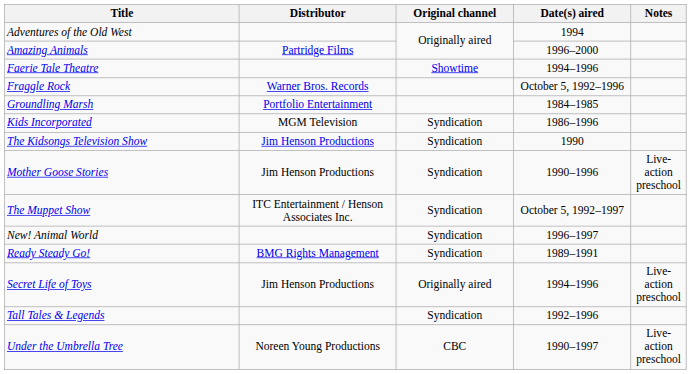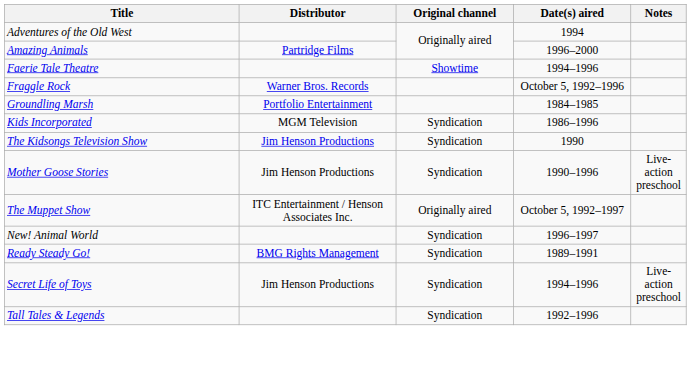(455, 210) Syndication -> (455, 210) Originally aired
(455, 284) Originally aired -> (455, 284) Syndication
- row: (65, 347)
